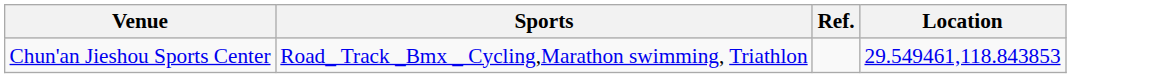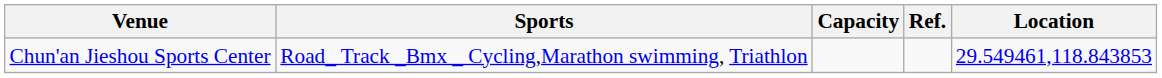+ column: (858, 21)
